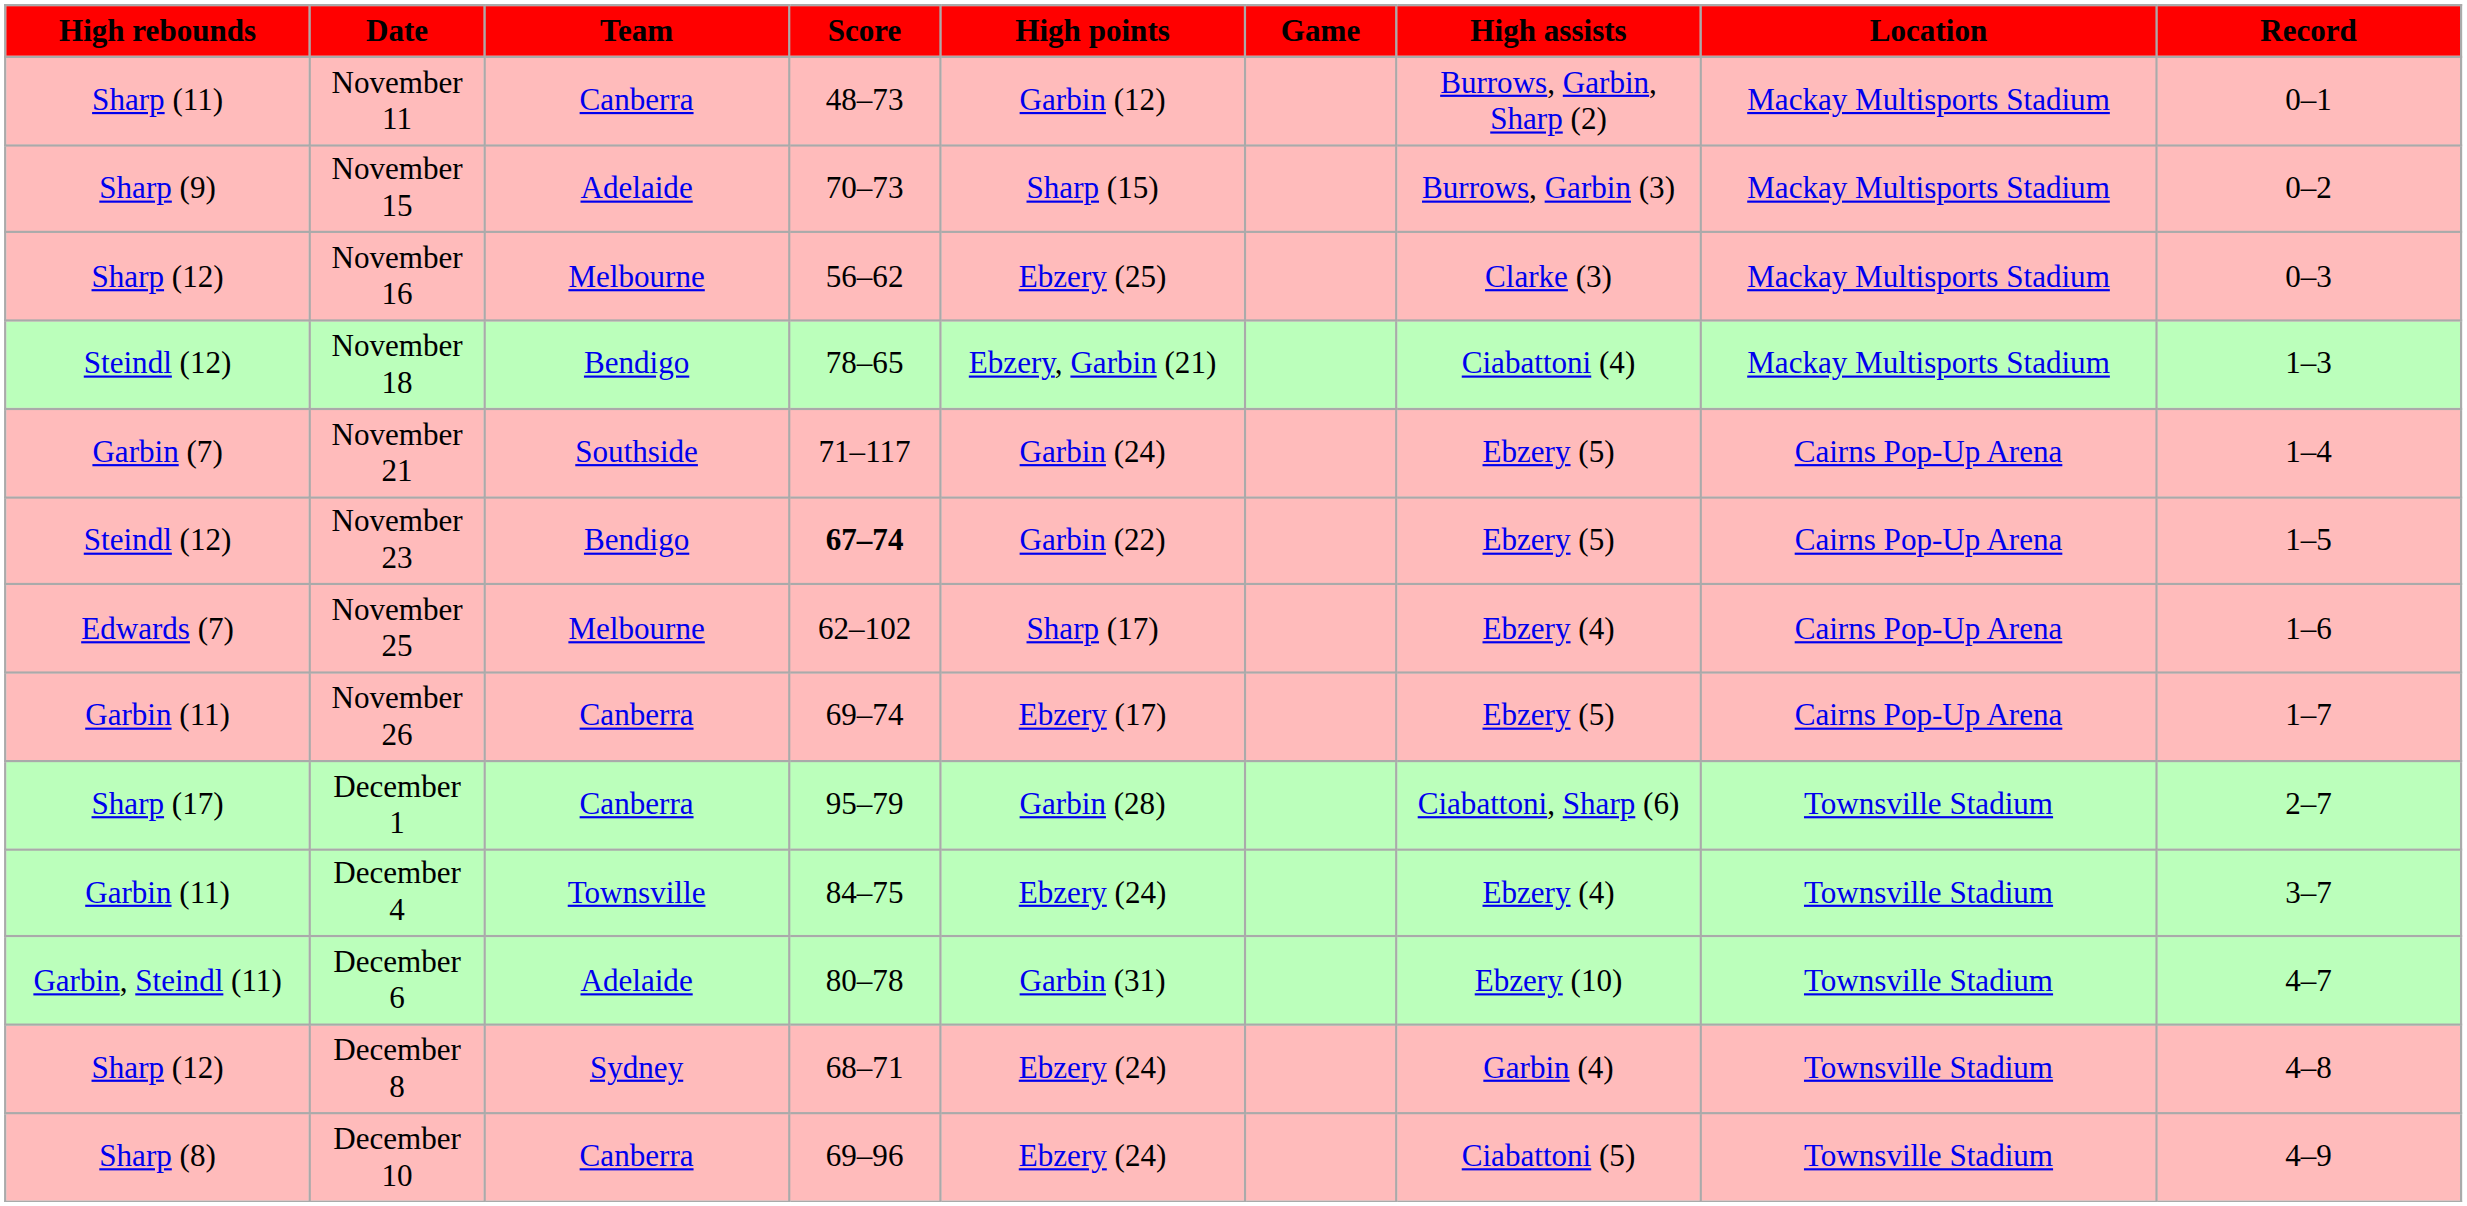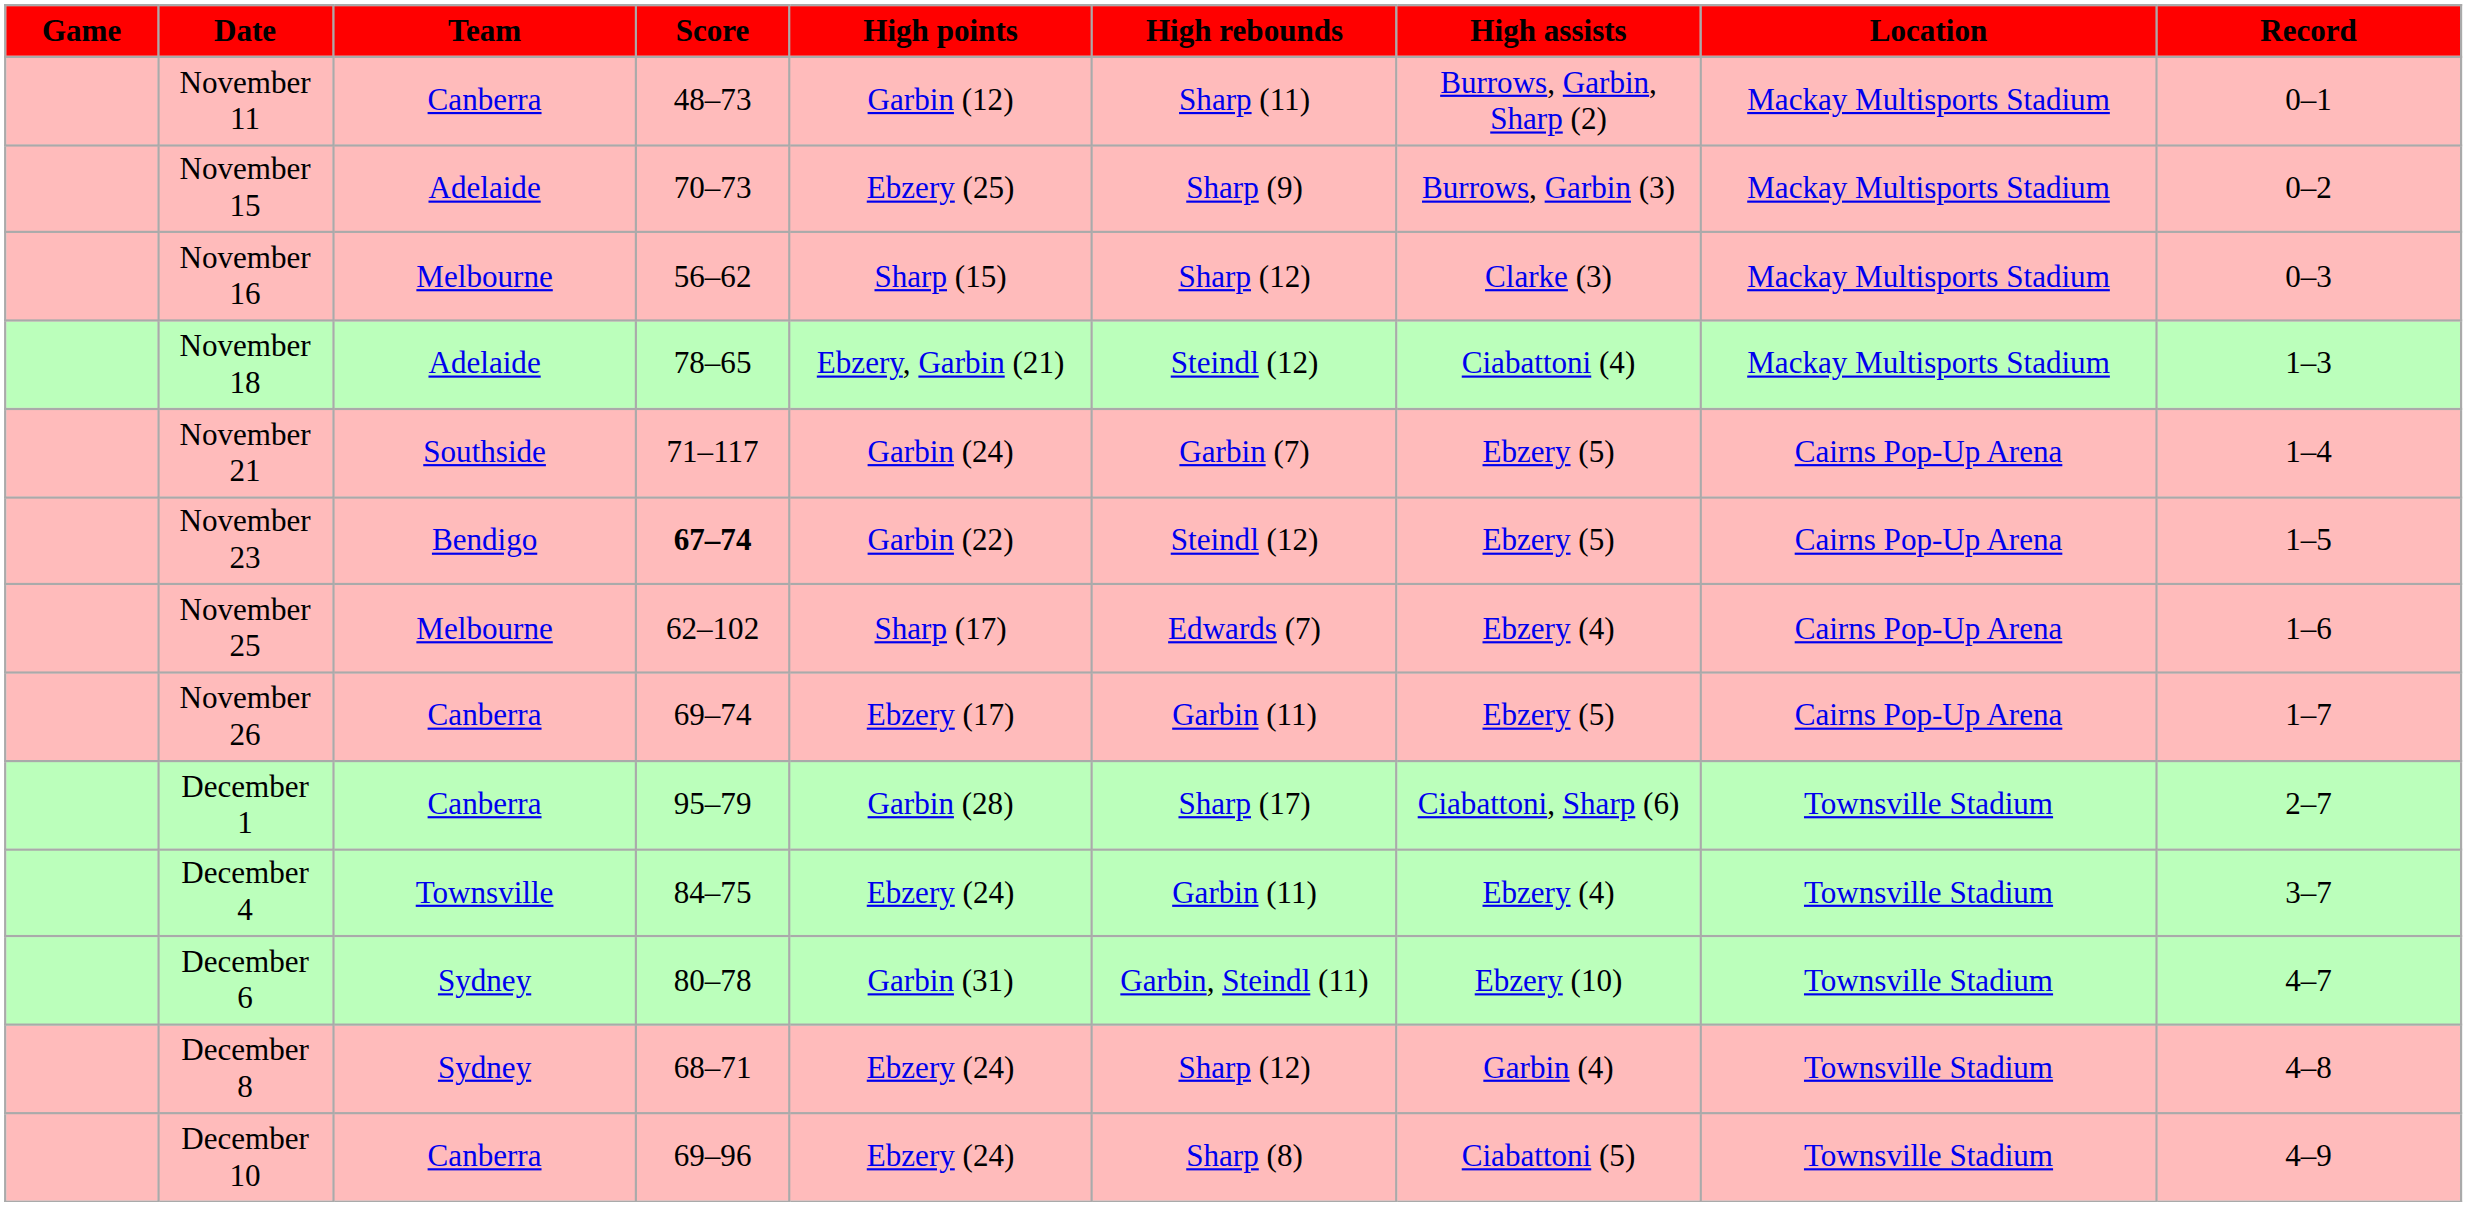columns swapped: (1321, 30) <-> (158, 30)
(1093, 188) Sharp (15) -> (941, 188) Ebzery (25)
(1093, 276) Ebzery (25) -> (941, 276) Sharp (15)
(637, 364) Bendigo -> (485, 364) Adelaide
(637, 980) Adelaide -> (485, 980) Sydney
